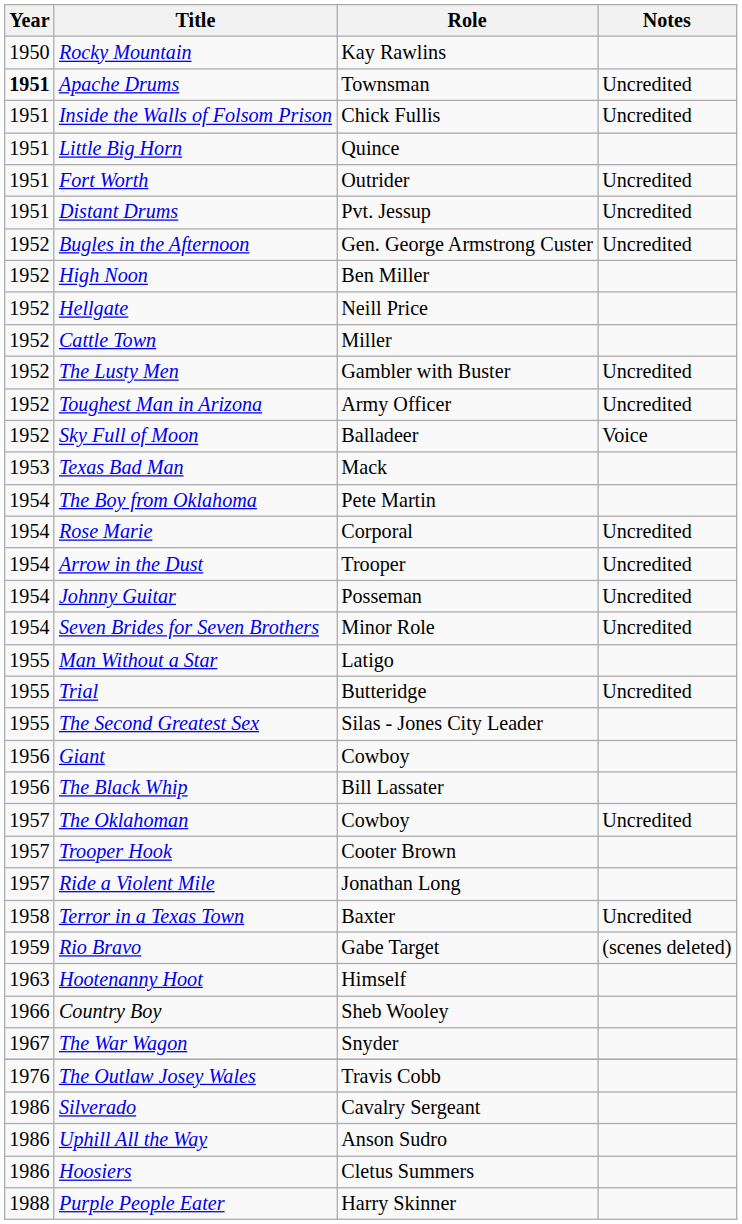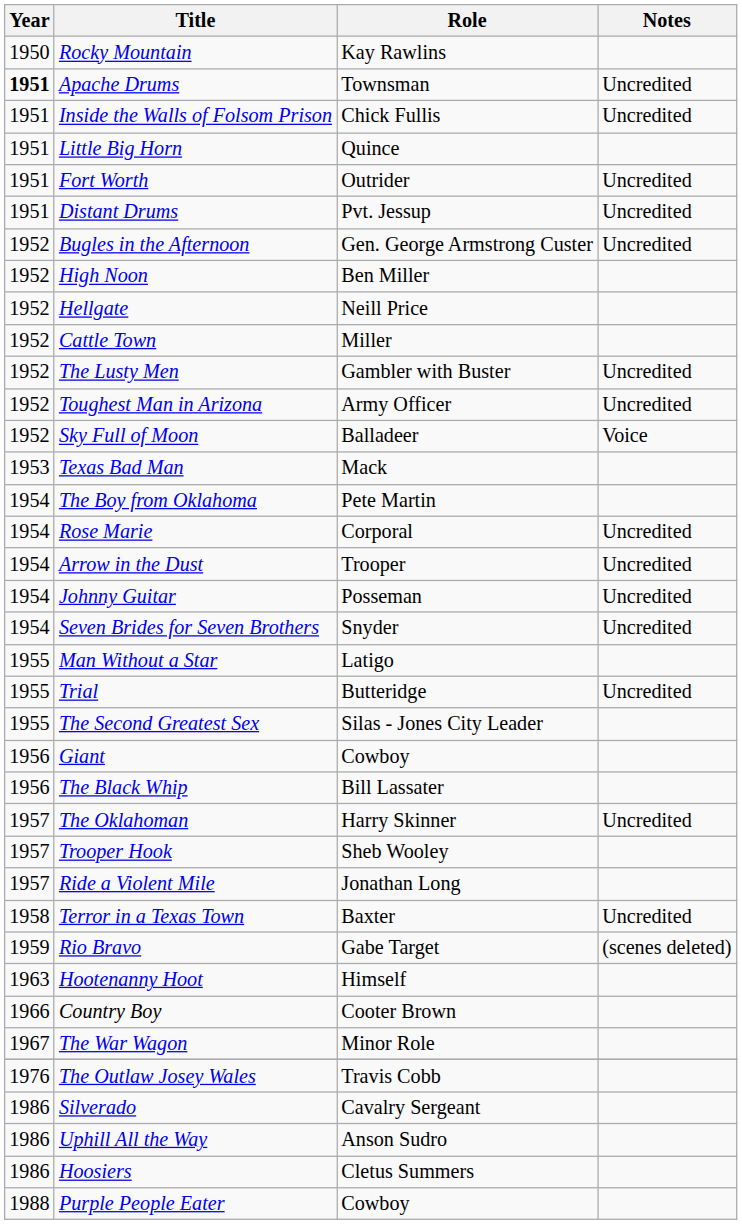(388, 627) Minor Role -> (370, 627) Snyder
(375, 819) Cowboy -> (399, 819) Harry Skinner
(399, 851) Cooter Brown -> (395, 851) Sheb Wooley
(395, 1011) Sheb Wooley -> (399, 1011) Cooter Brown
(370, 1043) Snyder -> (388, 1043) Minor Role
(399, 1203) Harry Skinner -> (375, 1203) Cowboy
